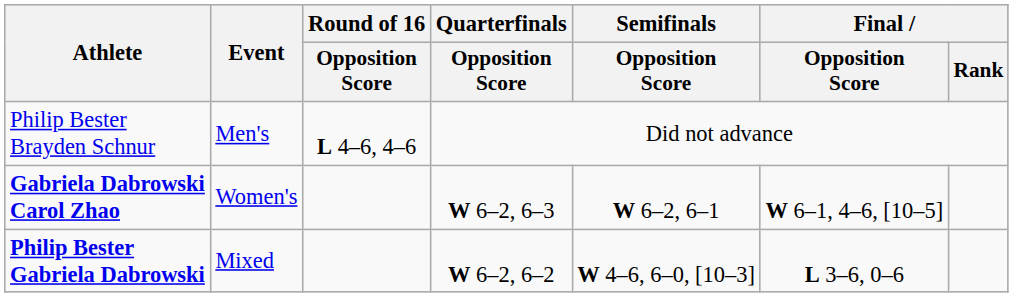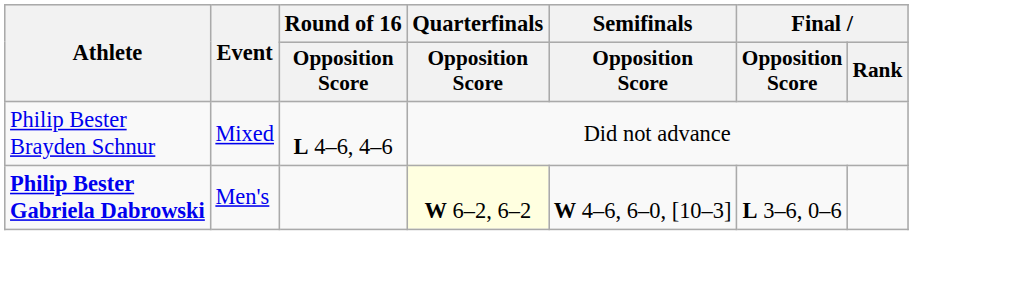(242, 133) Men's -> (245, 133) Mixed
- row: (107, 197)
(245, 260) Mixed -> (242, 197) Men's
(501, 274) no background -> (478, 210) lightyellow background
